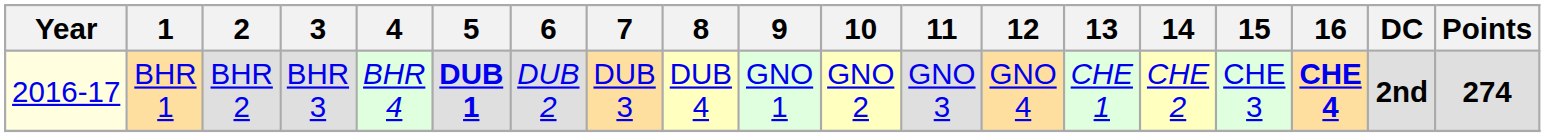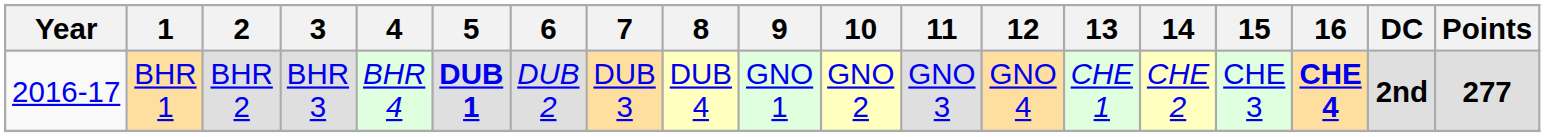(66, 91) lightyellow background -> (66, 91) no background
(1487, 91) 274 -> (1487, 91) 277
